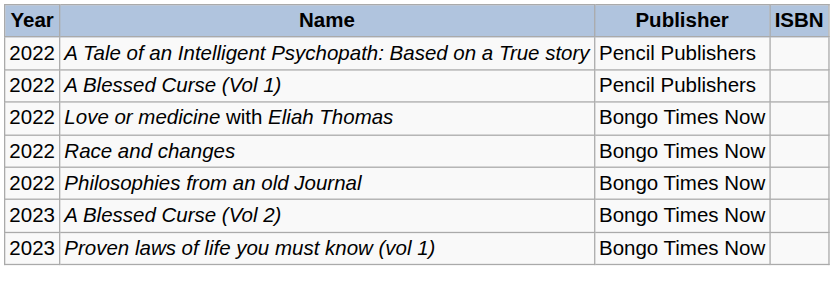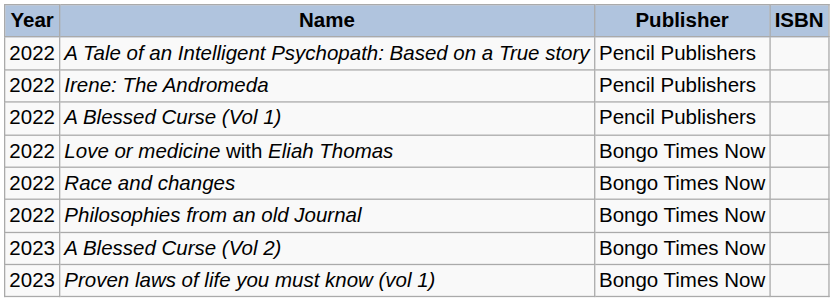+ row: (166, 85)
